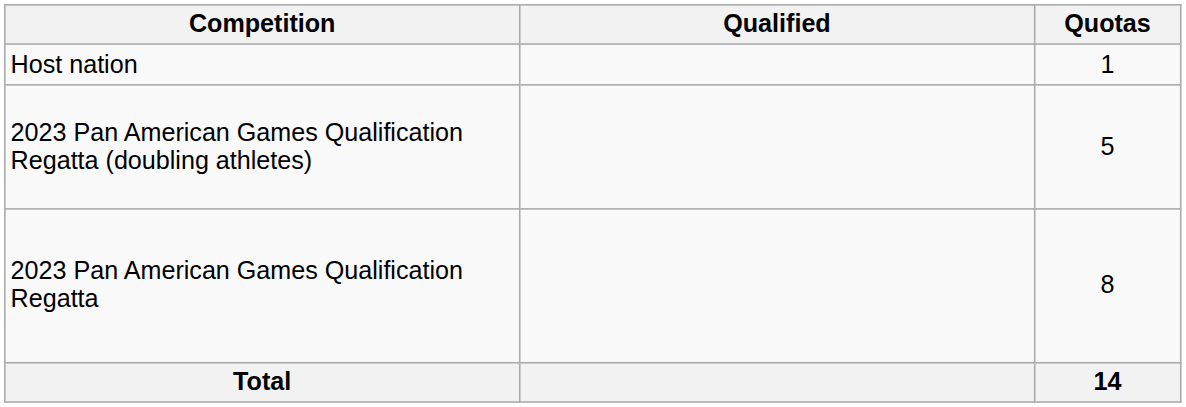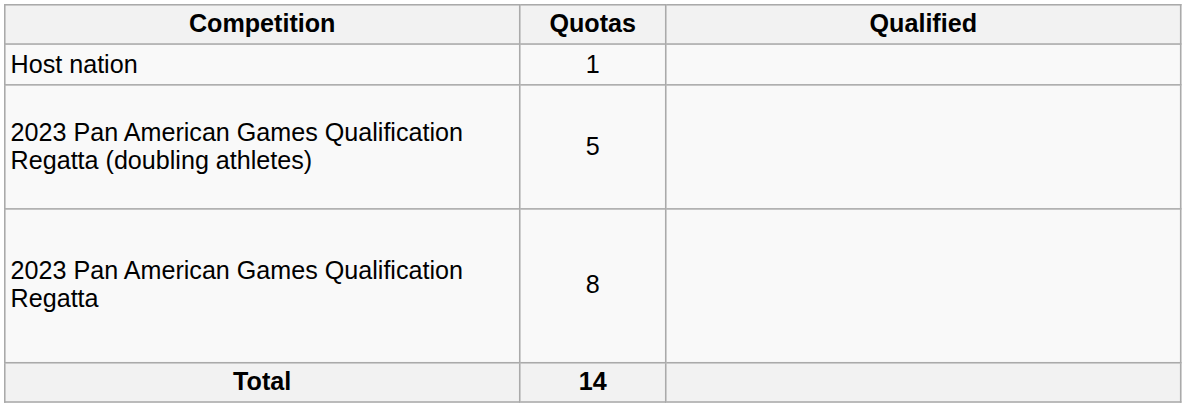columns swapped: (1108, 24) <-> (777, 24)
